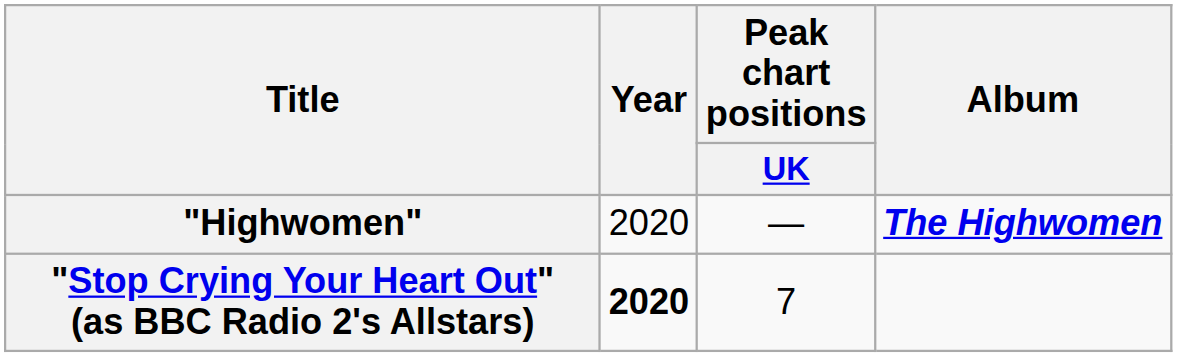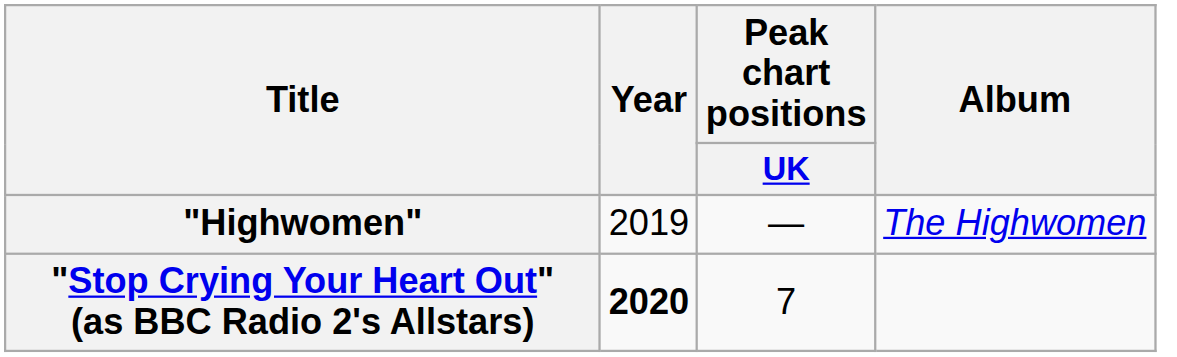(649, 223) 2020 -> (649, 223) 2019
(1023, 223) bold -> (1015, 223) normal
